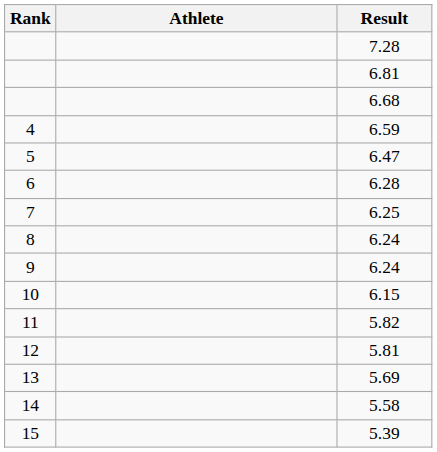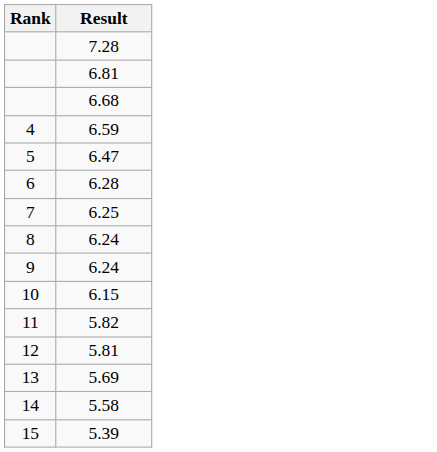- column: (196, 18)
